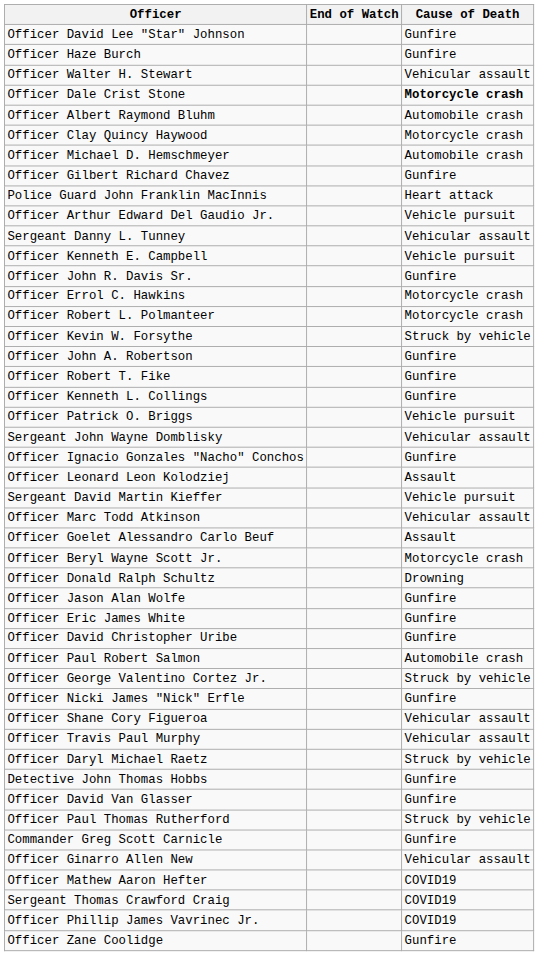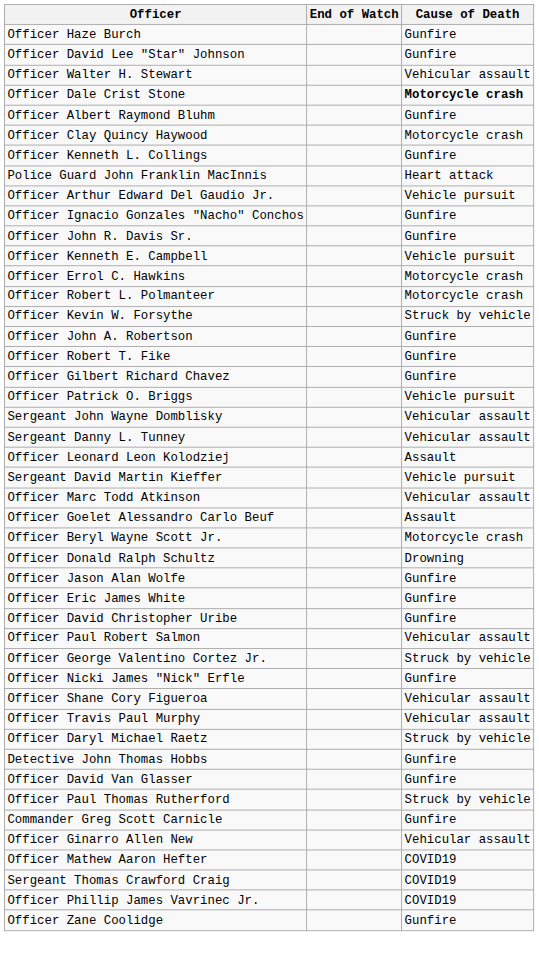rows swapped: (74, 55) <-> (126, 35)
(464, 115) Automobile crash -> (431, 115) Gunfire
- row: (119, 155)
rows swapped: (119, 176) <-> (107, 397)
rows swapped: (156, 457) <-> (96, 236)
rows swapped: (100, 276) <-> (107, 256)
(464, 659) Automobile crash -> (468, 639) Vehicular assault
